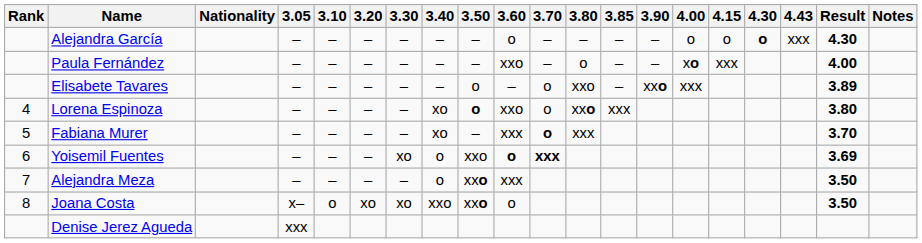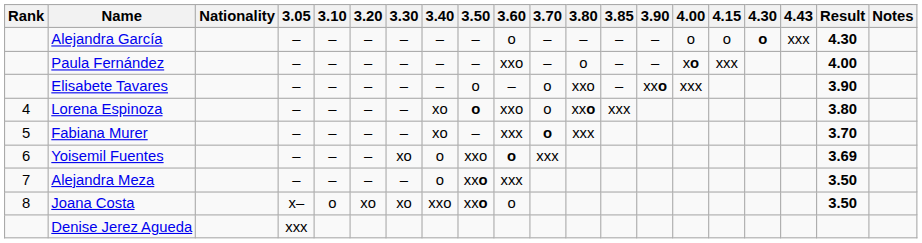(843, 86) 3.89 -> (843, 86) 3.90
(547, 156) bold -> (547, 156) normal
